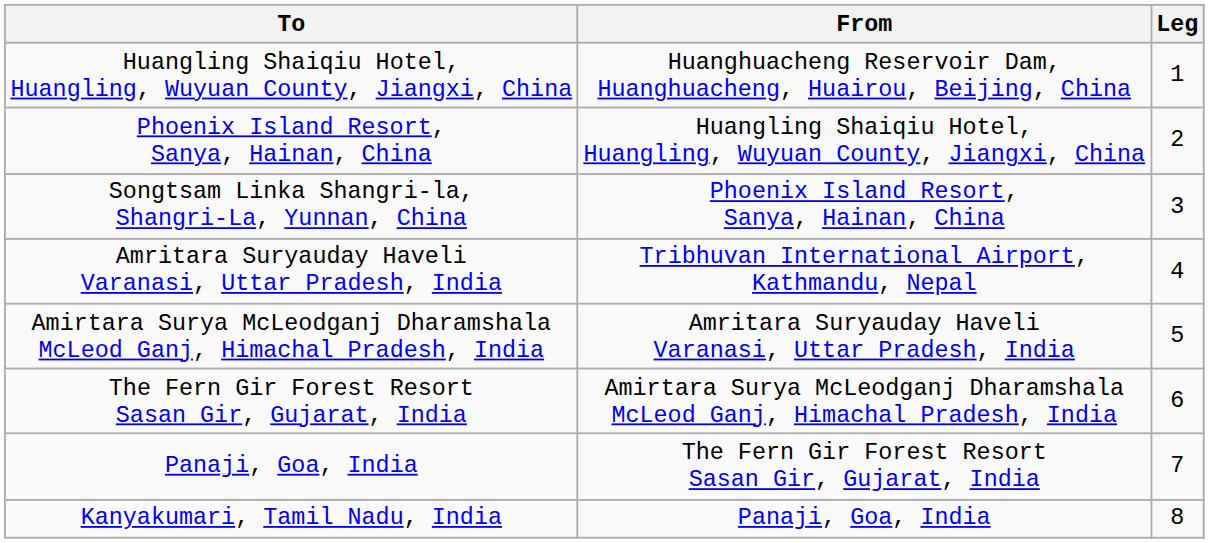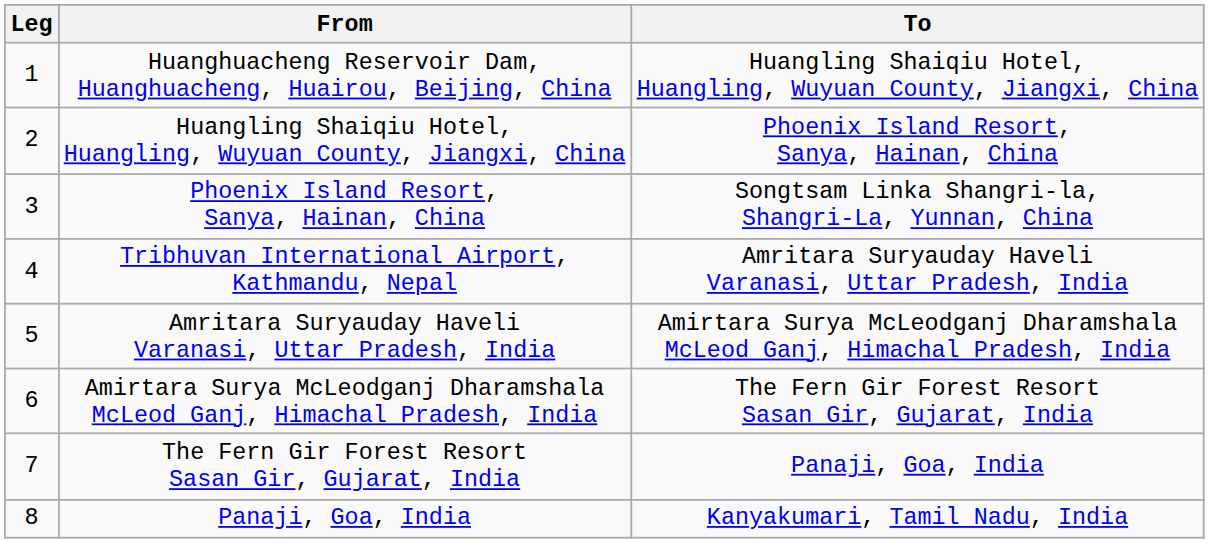columns swapped: (1177, 24) <-> (291, 24)
